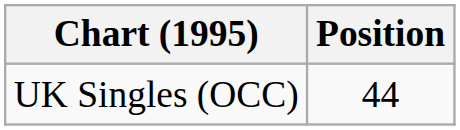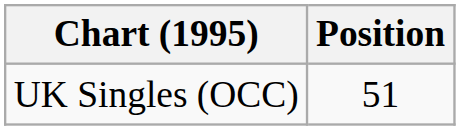(381, 93) 44 -> (381, 93) 51
